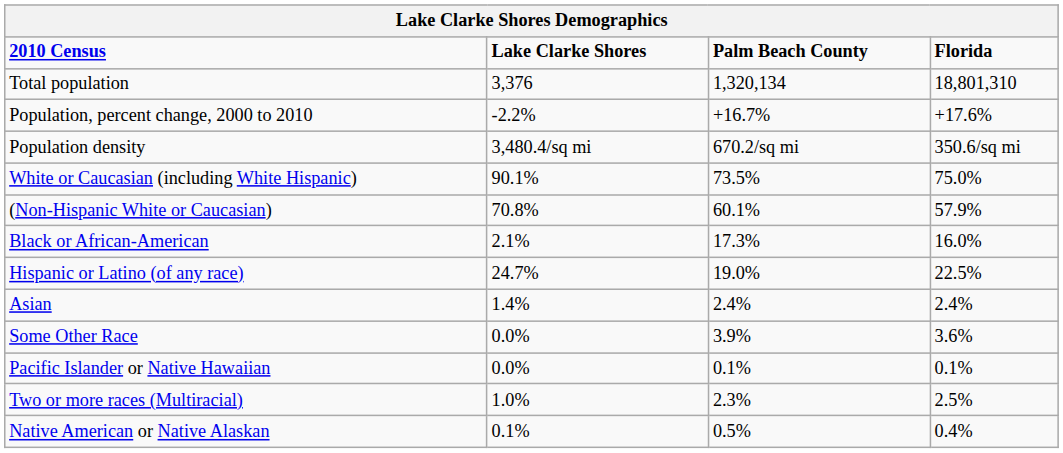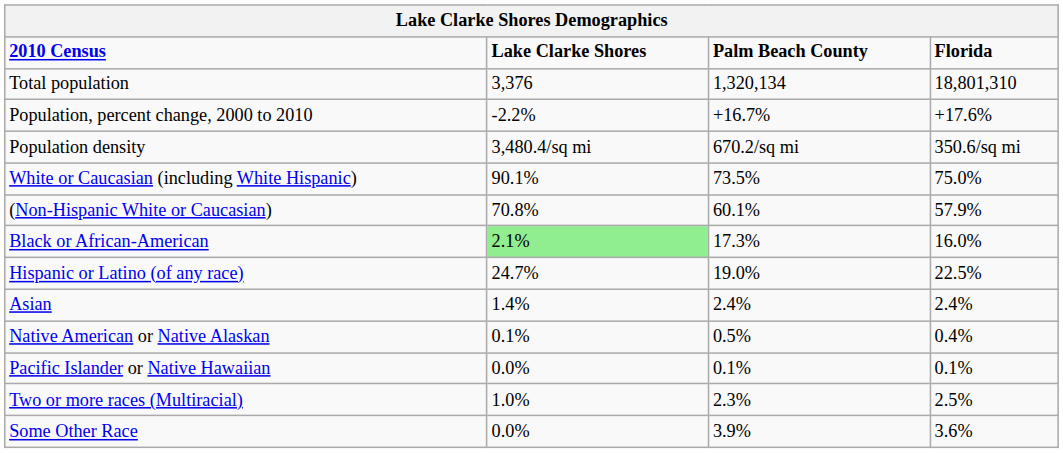(511, 241) no background -> (511, 241) lightgreen background
rows swapped: (139, 431) <-> (73, 336)
